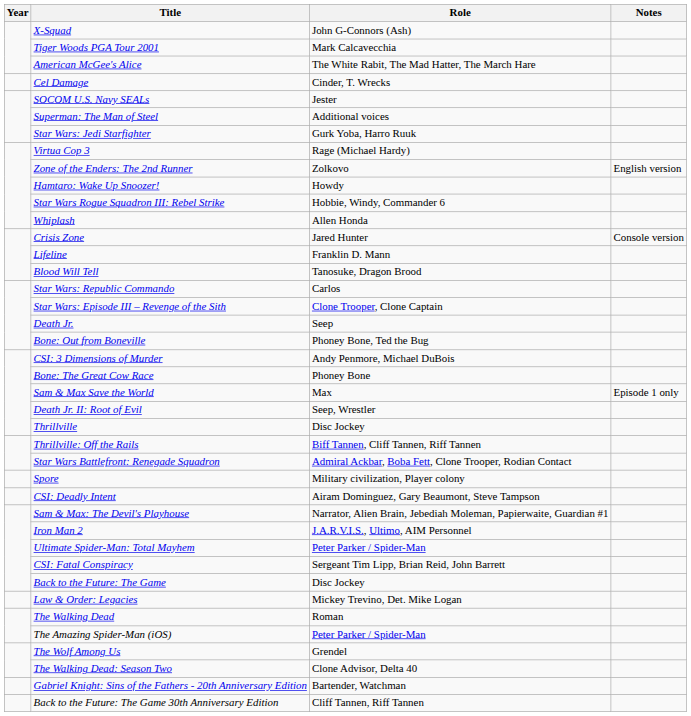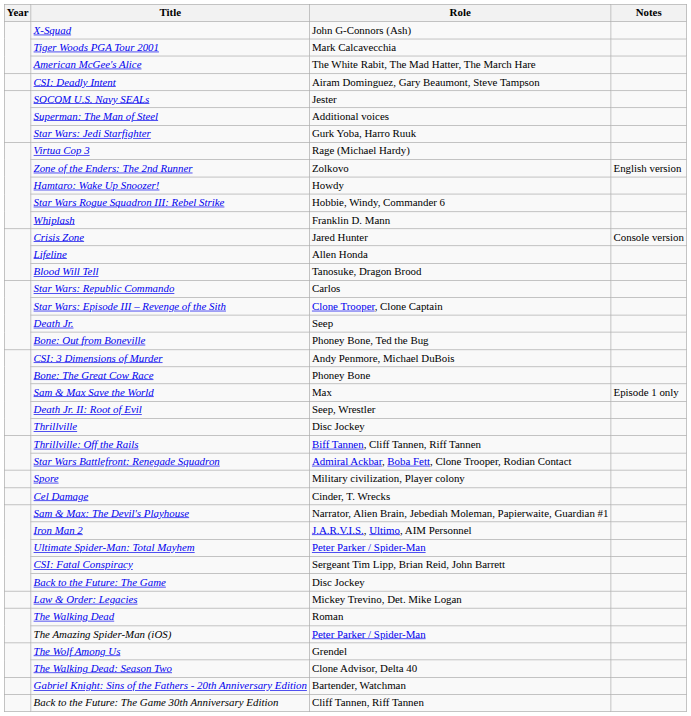rows swapped: (61, 82) <-> (75, 496)
(340, 220) Allen Honda -> (351, 220) Franklin D. Mann
(351, 254) Franklin D. Mann -> (340, 254) Allen Honda
